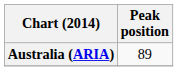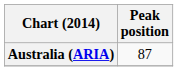(145, 54) 89 -> (145, 54) 87
